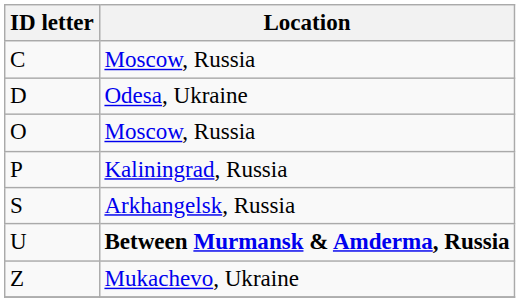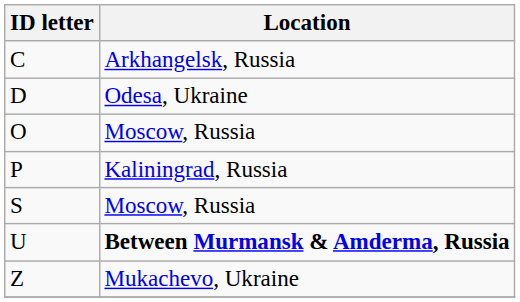(180, 59) Moscow, Russia -> (200, 59) Arkhangelsk, Russia
(200, 205) Arkhangelsk, Russia -> (180, 205) Moscow, Russia
